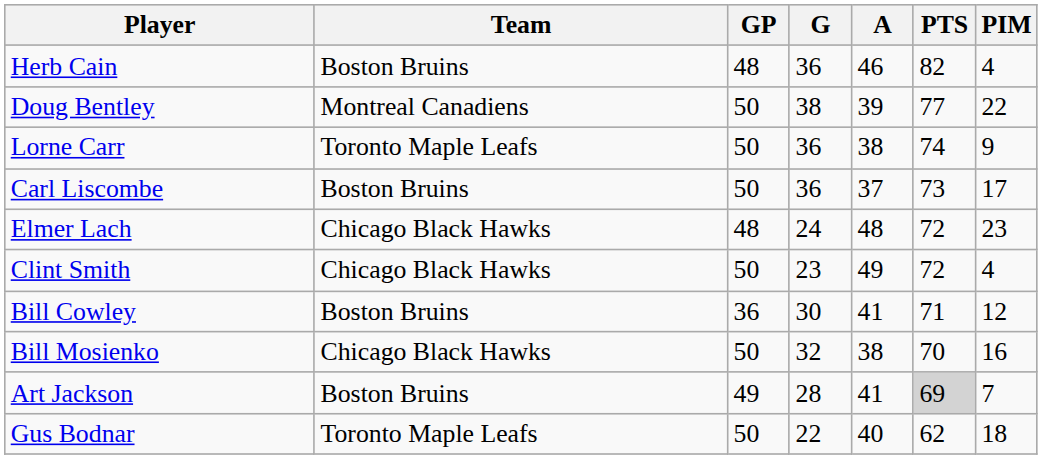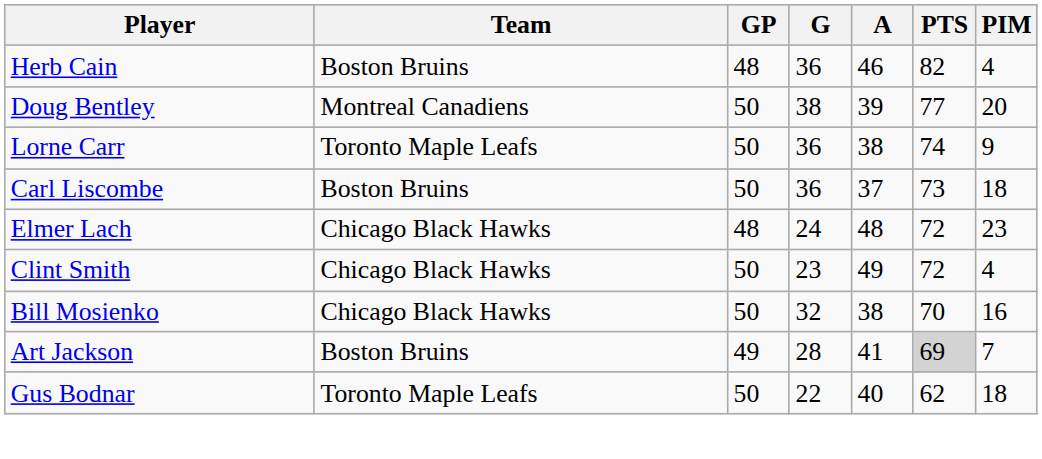(994, 106) 22 -> (994, 106) 20
(994, 188) 17 -> (994, 188) 18
- row: (73, 310)
